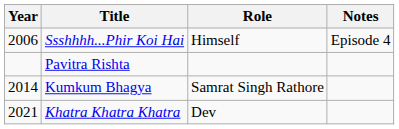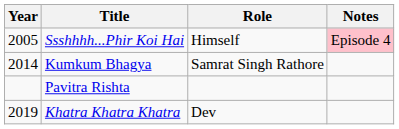(23, 40) 2006 -> (23, 40) 2005
(361, 40) no background -> (361, 40) pink background
rows swapped: (98, 87) <-> (87, 64)
(23, 111) 2021 -> (23, 111) 2019
